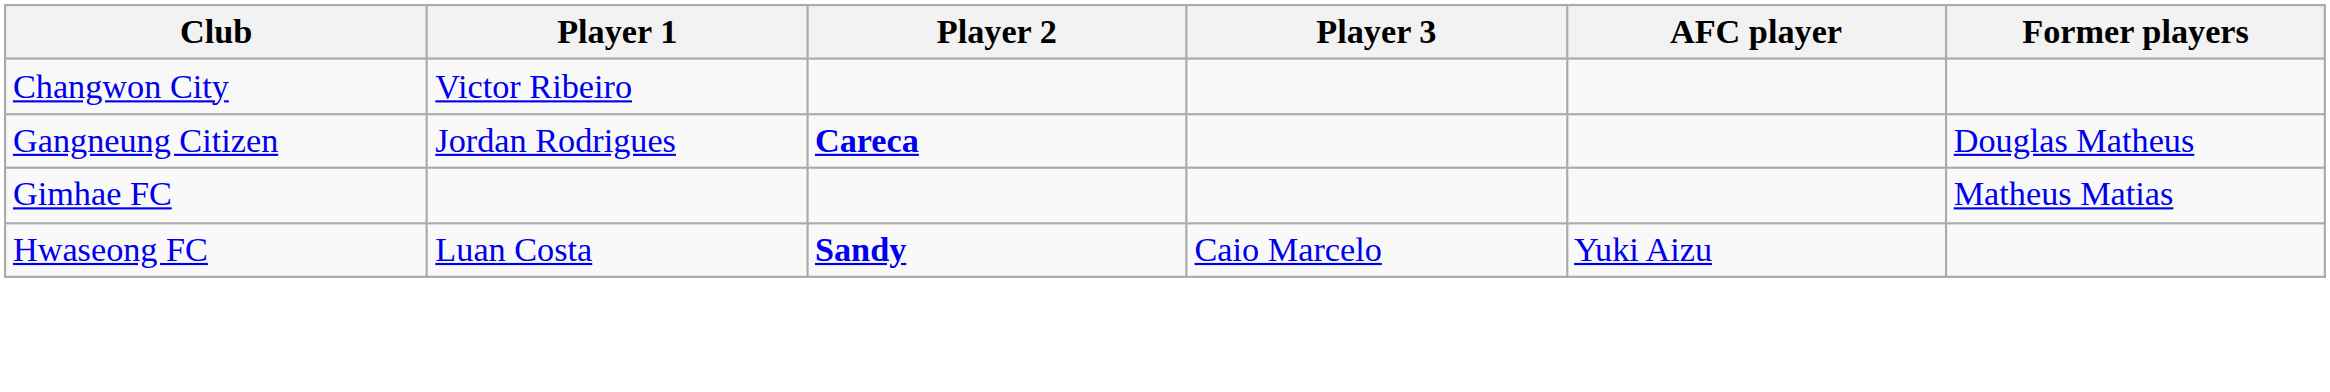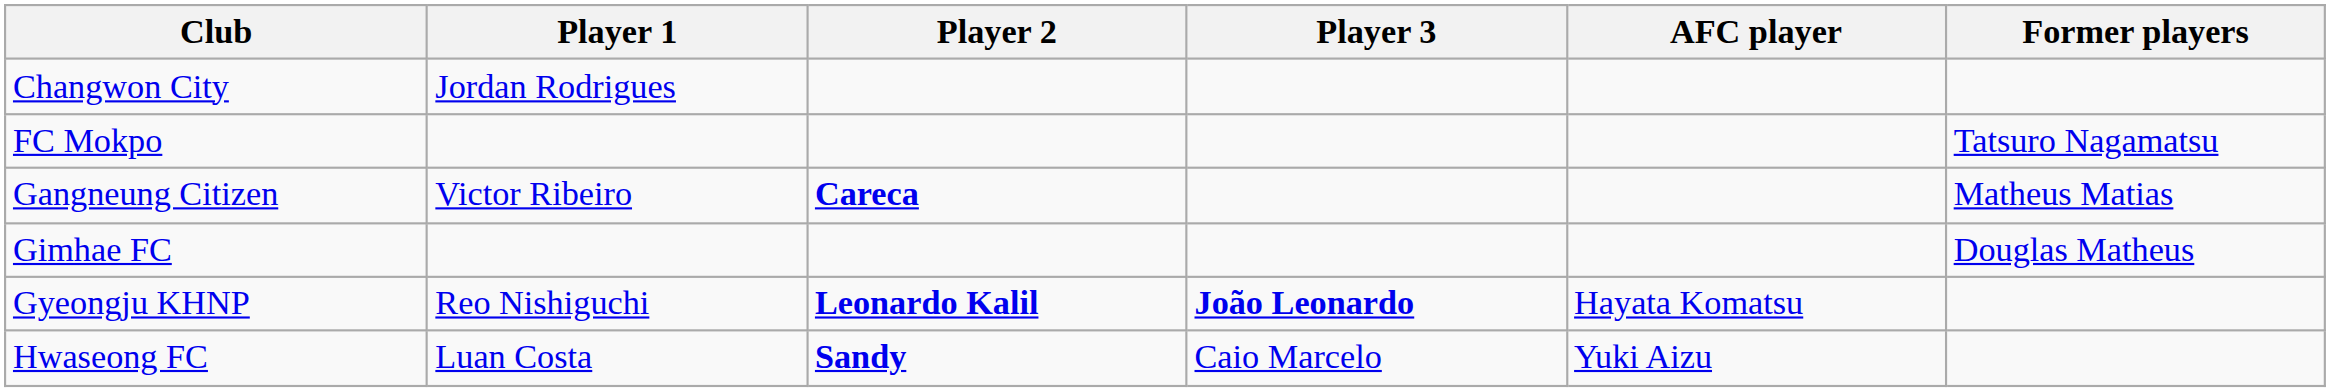(534, 85) Victor Ribeiro -> (556, 85) Jordan Rodrigues
+ row: (88, 140)
(556, 140) Jordan Rodrigues -> (534, 194) Victor Ribeiro
(2074, 140) Douglas Matheus -> (2064, 194) Matheus Matias
(2064, 194) Matheus Matias -> (2074, 248) Douglas Matheus
+ row: (131, 303)
